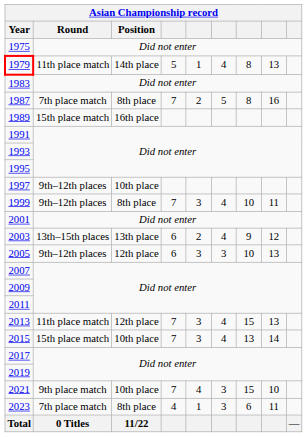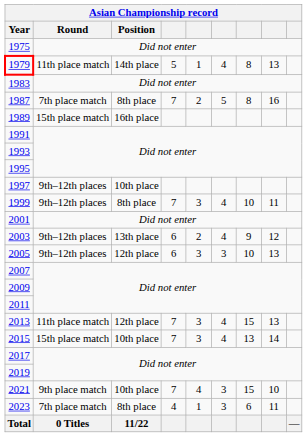(73, 236) 13th–15th places -> (73, 236) 9th–12th places
